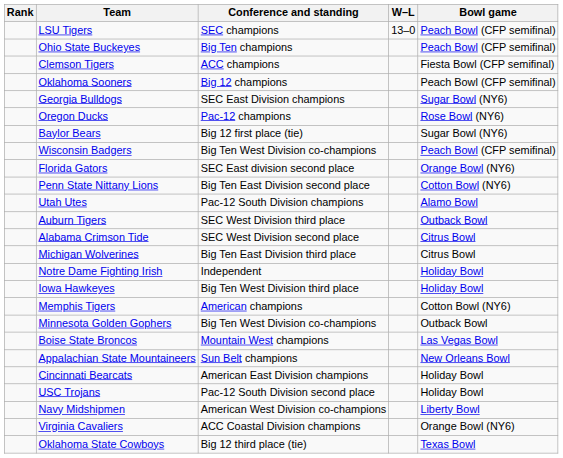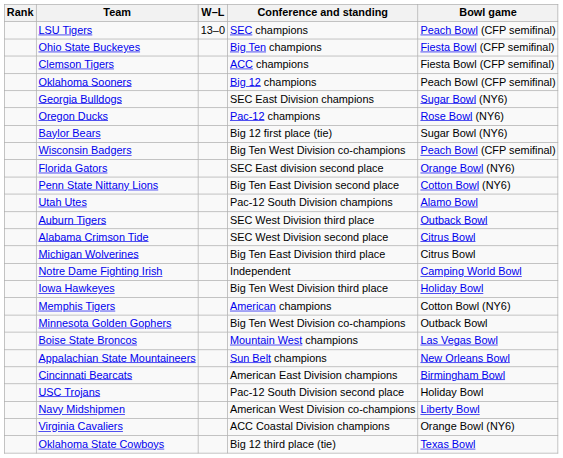columns swapped: (403, 13) <-> (293, 13)
(488, 47) Peach Bowl (CFP semifinal) -> (487, 47) Fiesta Bowl (CFP semifinal)
(452, 271) Holiday Bowl -> (471, 271) Camping World Bowl
(452, 375) Holiday Bowl -> (463, 375) Birmingham Bowl
